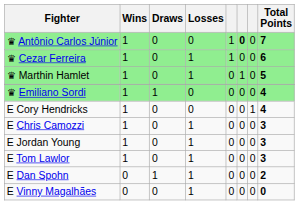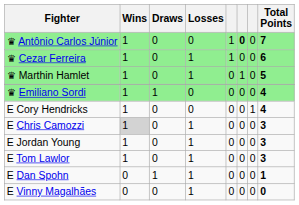(125, 126) no background -> (125, 126) lightgrey background
(263, 175) 2 -> (263, 175) 1
